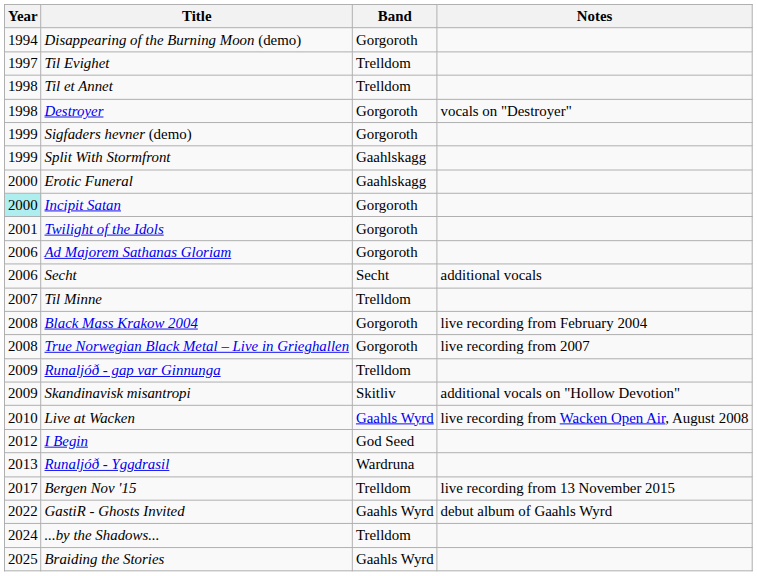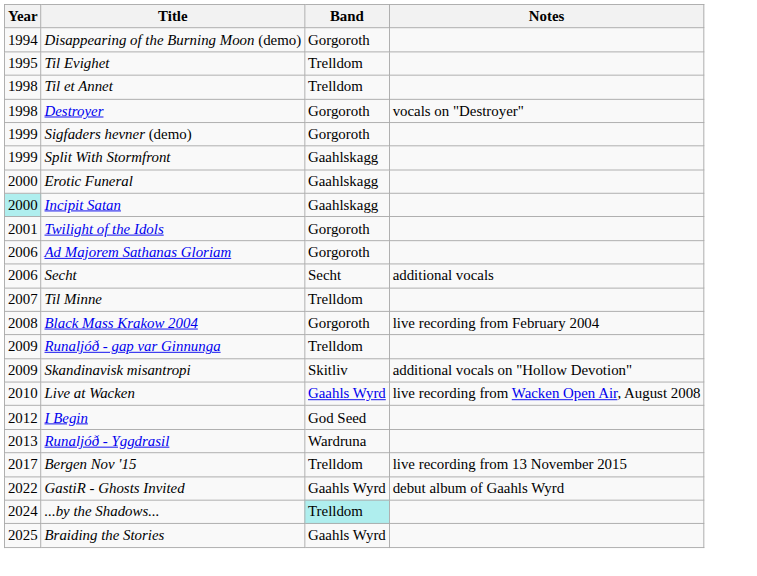(23, 63) 1997 -> (23, 63) 1995
(387, 205) Gorgoroth -> (343, 205) Gaahlskagg
- row: (197, 346)
(383, 535) no background -> (335, 511) paleturquoise background
